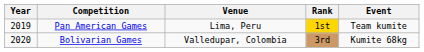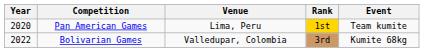(21, 26) 2019 -> (21, 26) 2020
(21, 40) 2020 -> (21, 40) 2022
